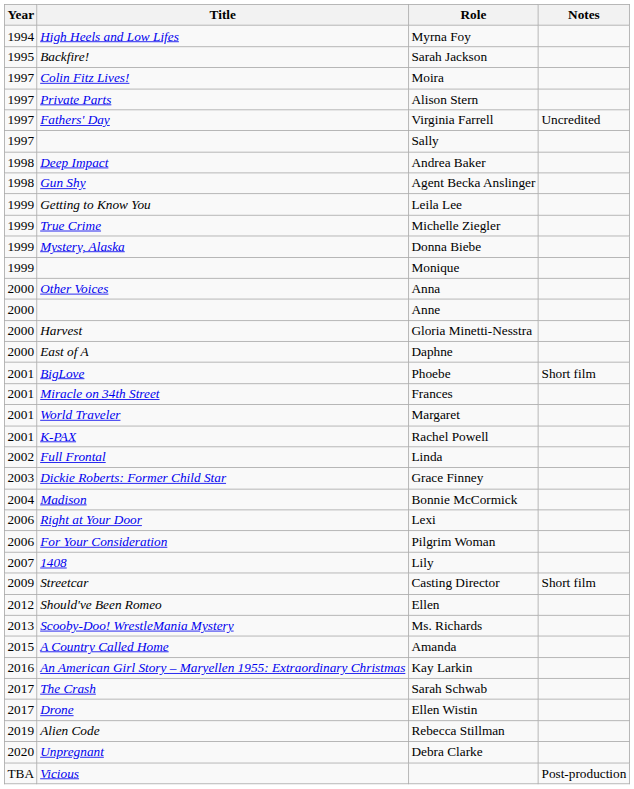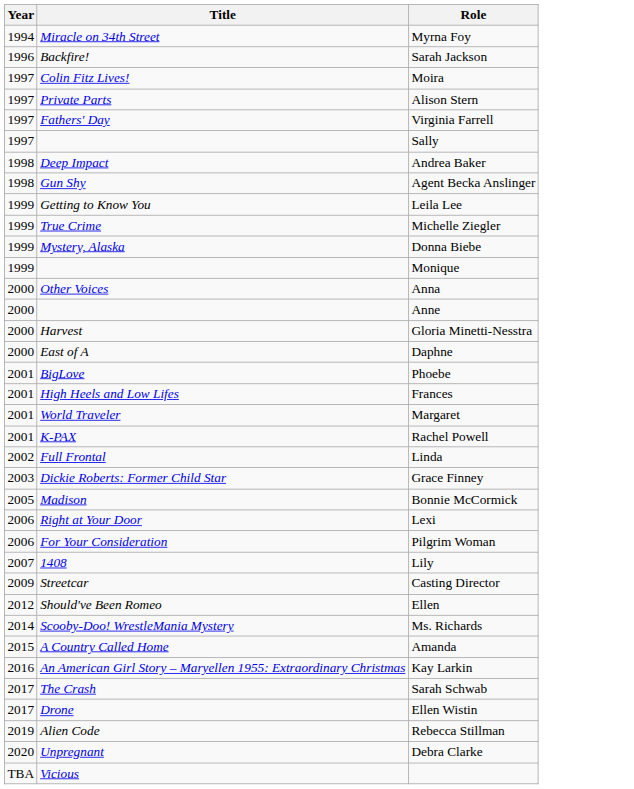- column: (584, 15)
(110, 36) High Heels and Low Lifes -> (100, 36) Miracle on 34th Street
(21, 57) 1995 -> (21, 57) 1996
(100, 394) Miracle on 34th Street -> (110, 394) High Heels and Low Lifes
(21, 499) 2004 -> (21, 499) 2005
(21, 625) 2013 -> (21, 625) 2014
